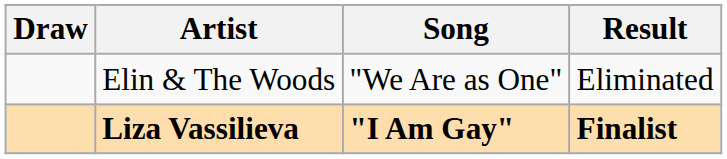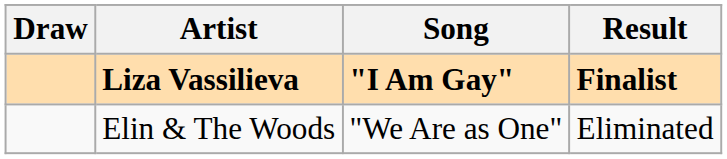rows swapped: (219, 78) <-> (201, 128)
